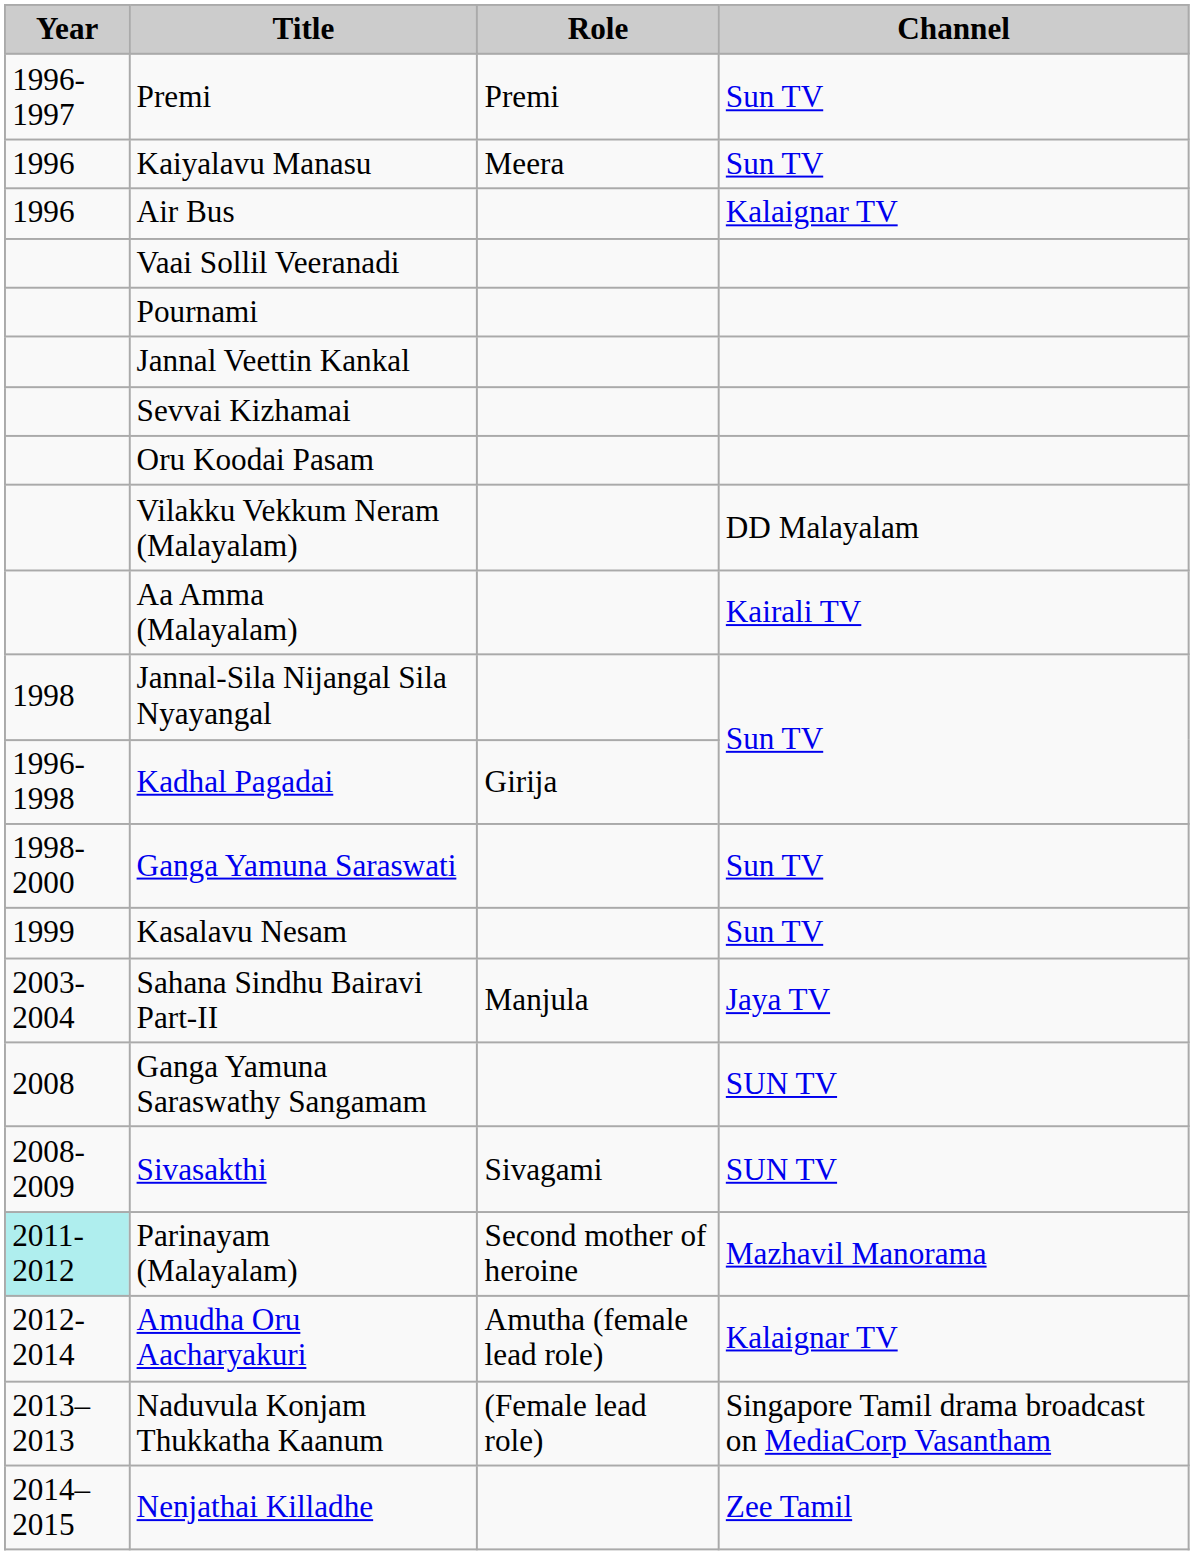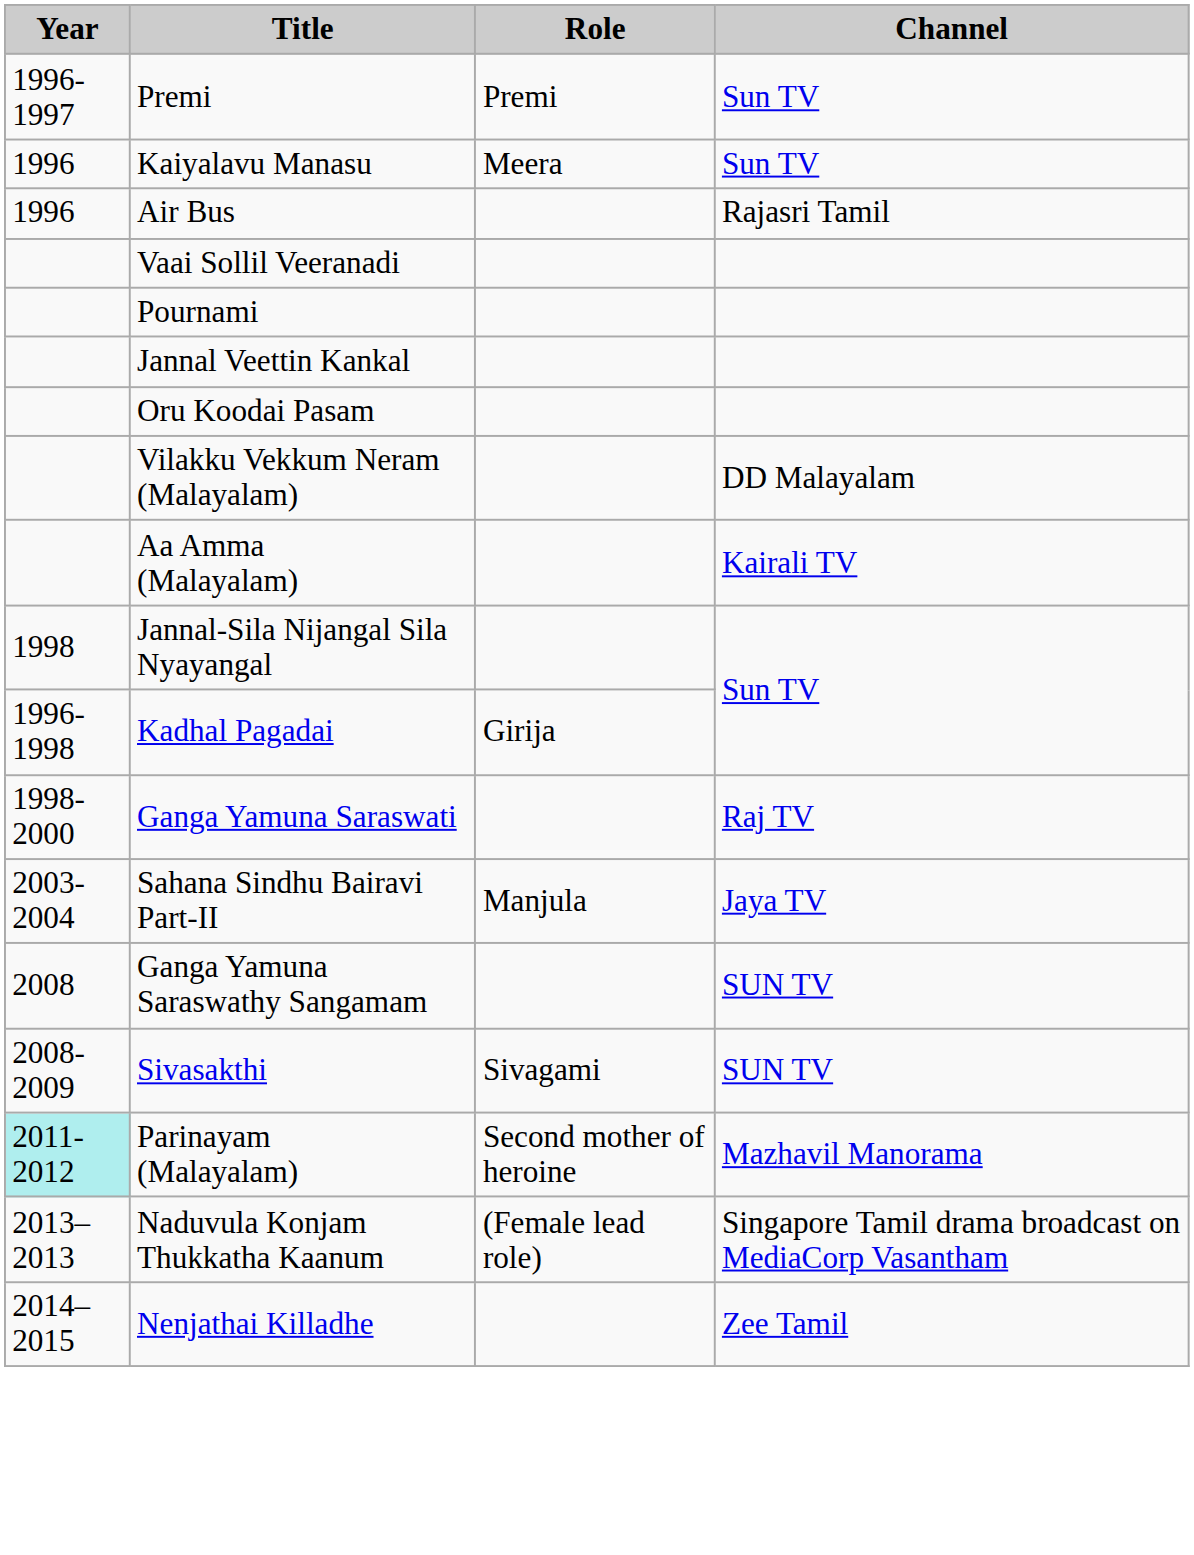(812, 212) Kalaignar TV -> (806, 212) Rajasri Tamil
- row: (244, 410)
(775, 865) Sun TV -> (768, 816) Raj TV
- row: (242, 932)
- row: (221, 1337)
